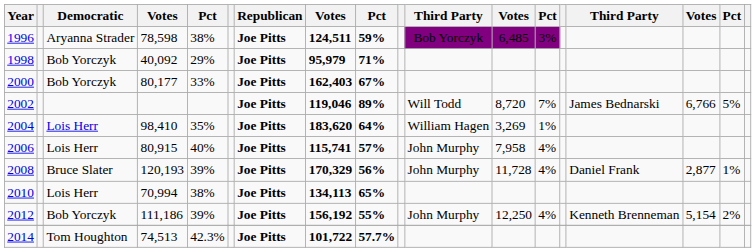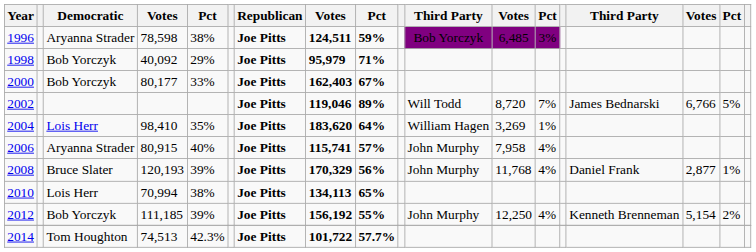(72, 147) Lois Herr -> (90, 147) Aryanna Strader
(513, 169) 11,728 -> (513, 169) 11,768
(162, 214) 111,186 -> (162, 214) 111,185
